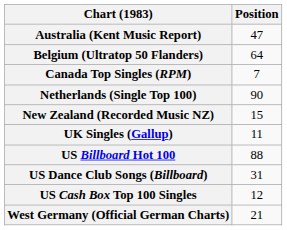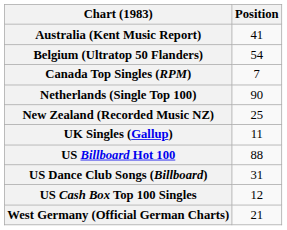(257, 34) 47 -> (257, 34) 41
(257, 54) 64 -> (257, 54) 54
(257, 114) 15 -> (257, 114) 25
